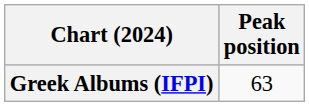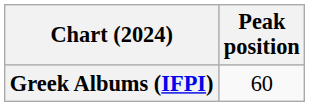(262, 82) 63 -> (262, 82) 60
